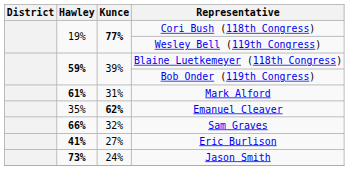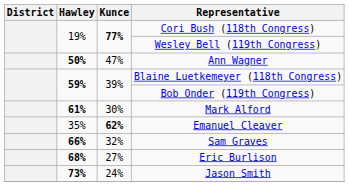+ row: (238, 61)
(114, 93) 31% -> (114, 109) 30%
(77, 141) 41% -> (77, 157) 68%
